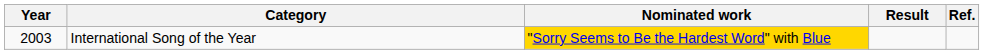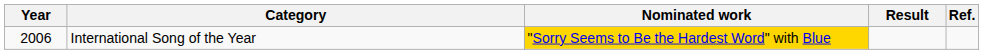(36, 37) 2003 -> (36, 37) 2006
